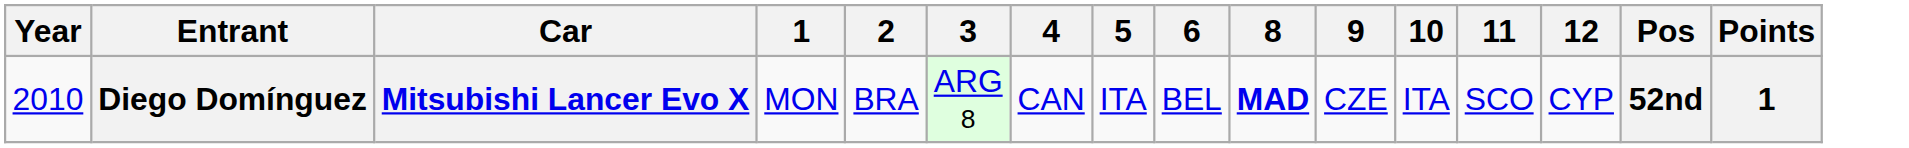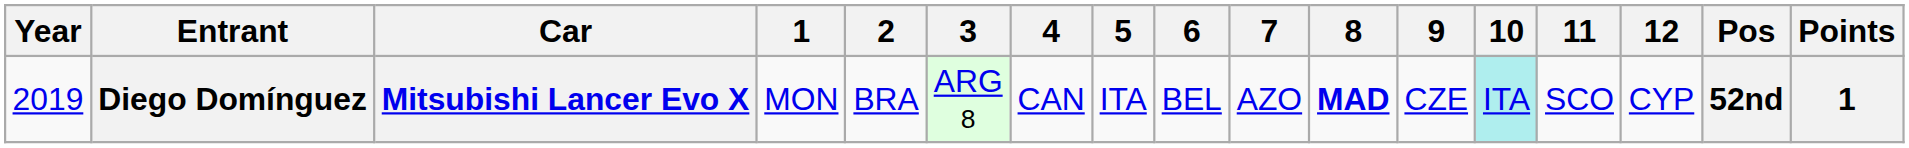+ column: (1269, 31)
(48, 99) 2010 -> (48, 99) 2019
(1426, 99) no background -> (1507, 99) paleturquoise background
